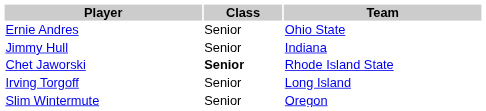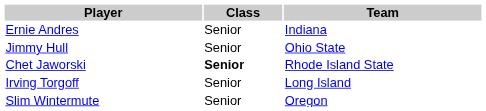(315, 30) Ohio State -> (306, 30) Indiana
(306, 47) Indiana -> (315, 47) Ohio State
